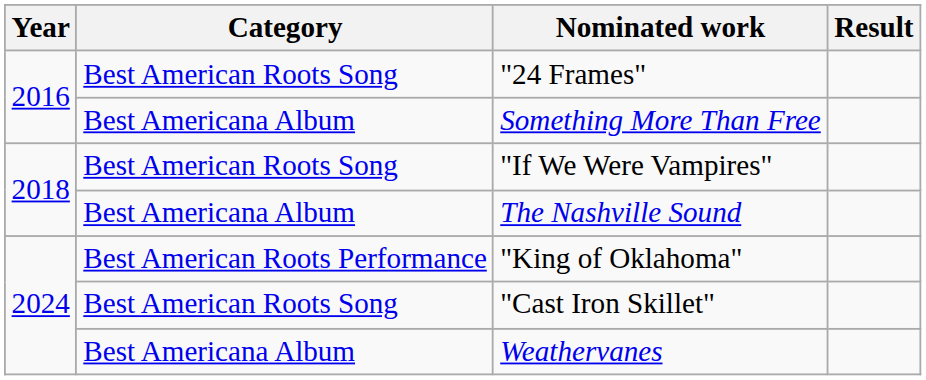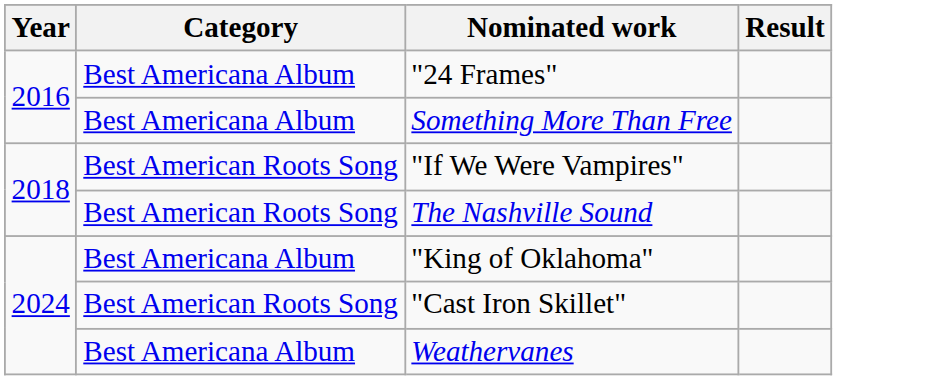(241, 73) Best American Roots Song -> (219, 73) Best Americana Album
(219, 212) Best Americana Album -> (241, 212) Best American Roots Song
(285, 258) Best American Roots Performance -> (219, 258) Best Americana Album
